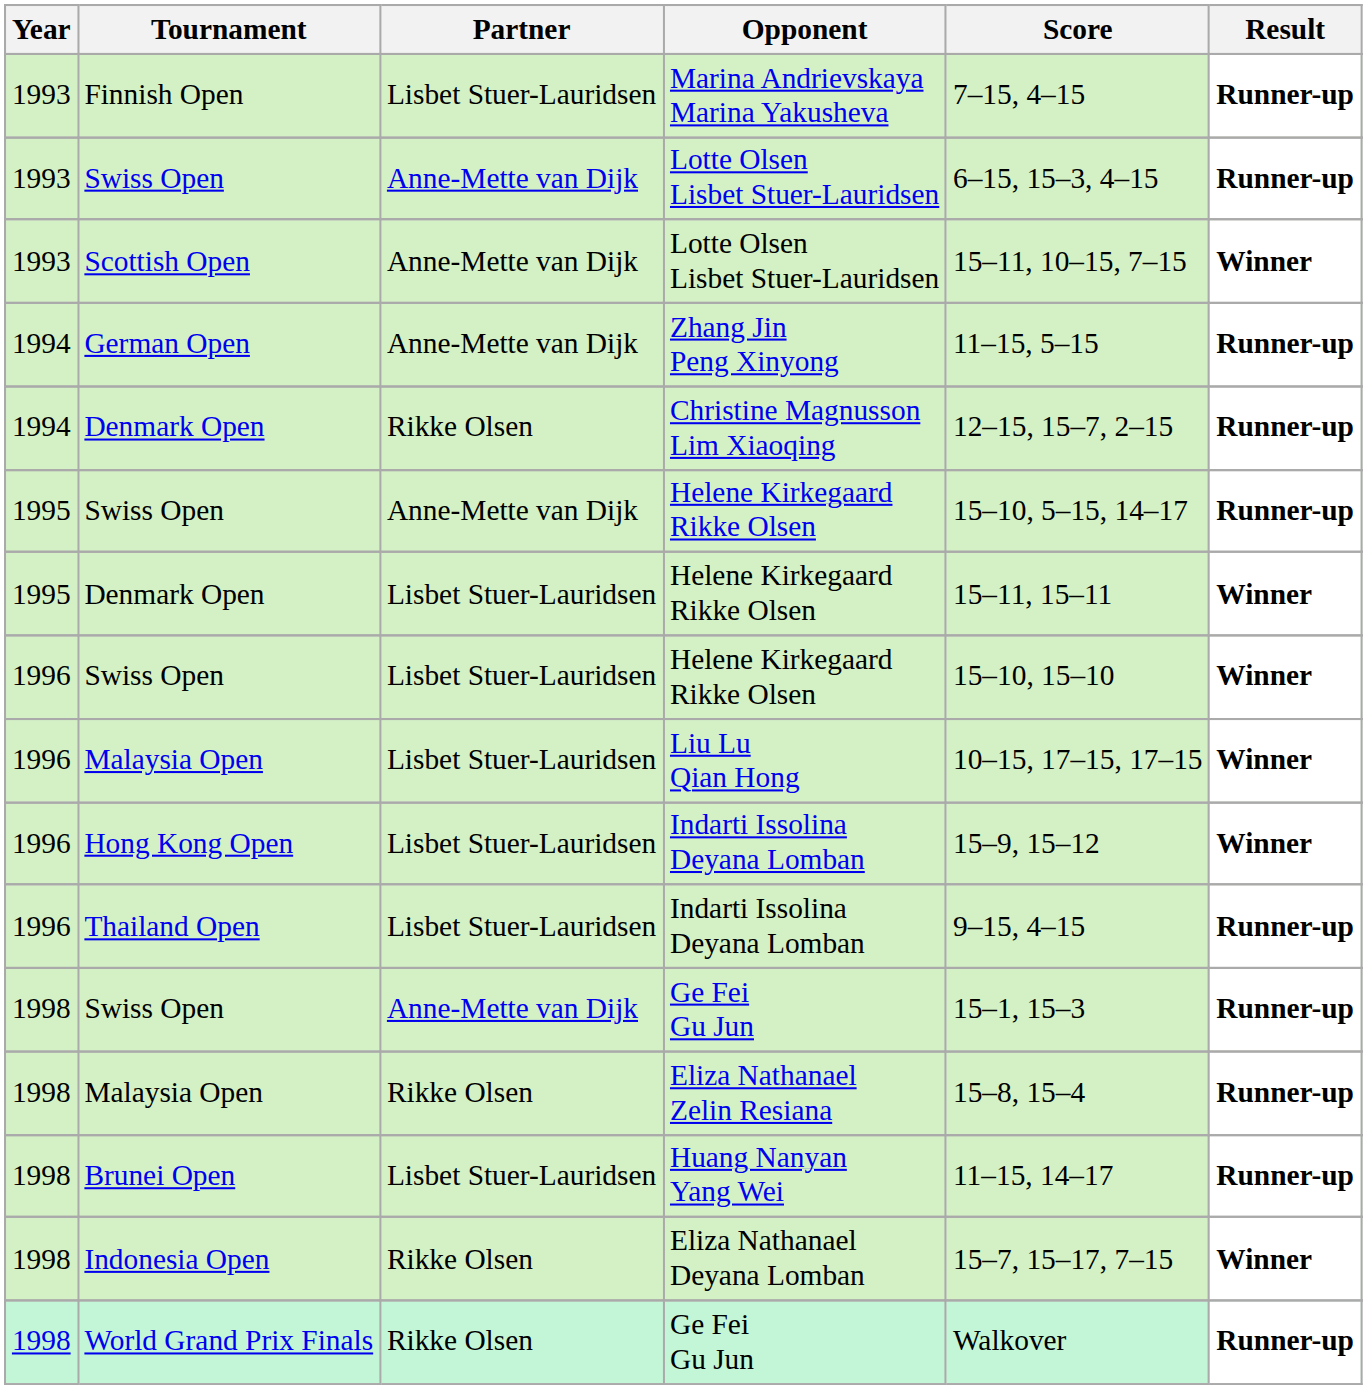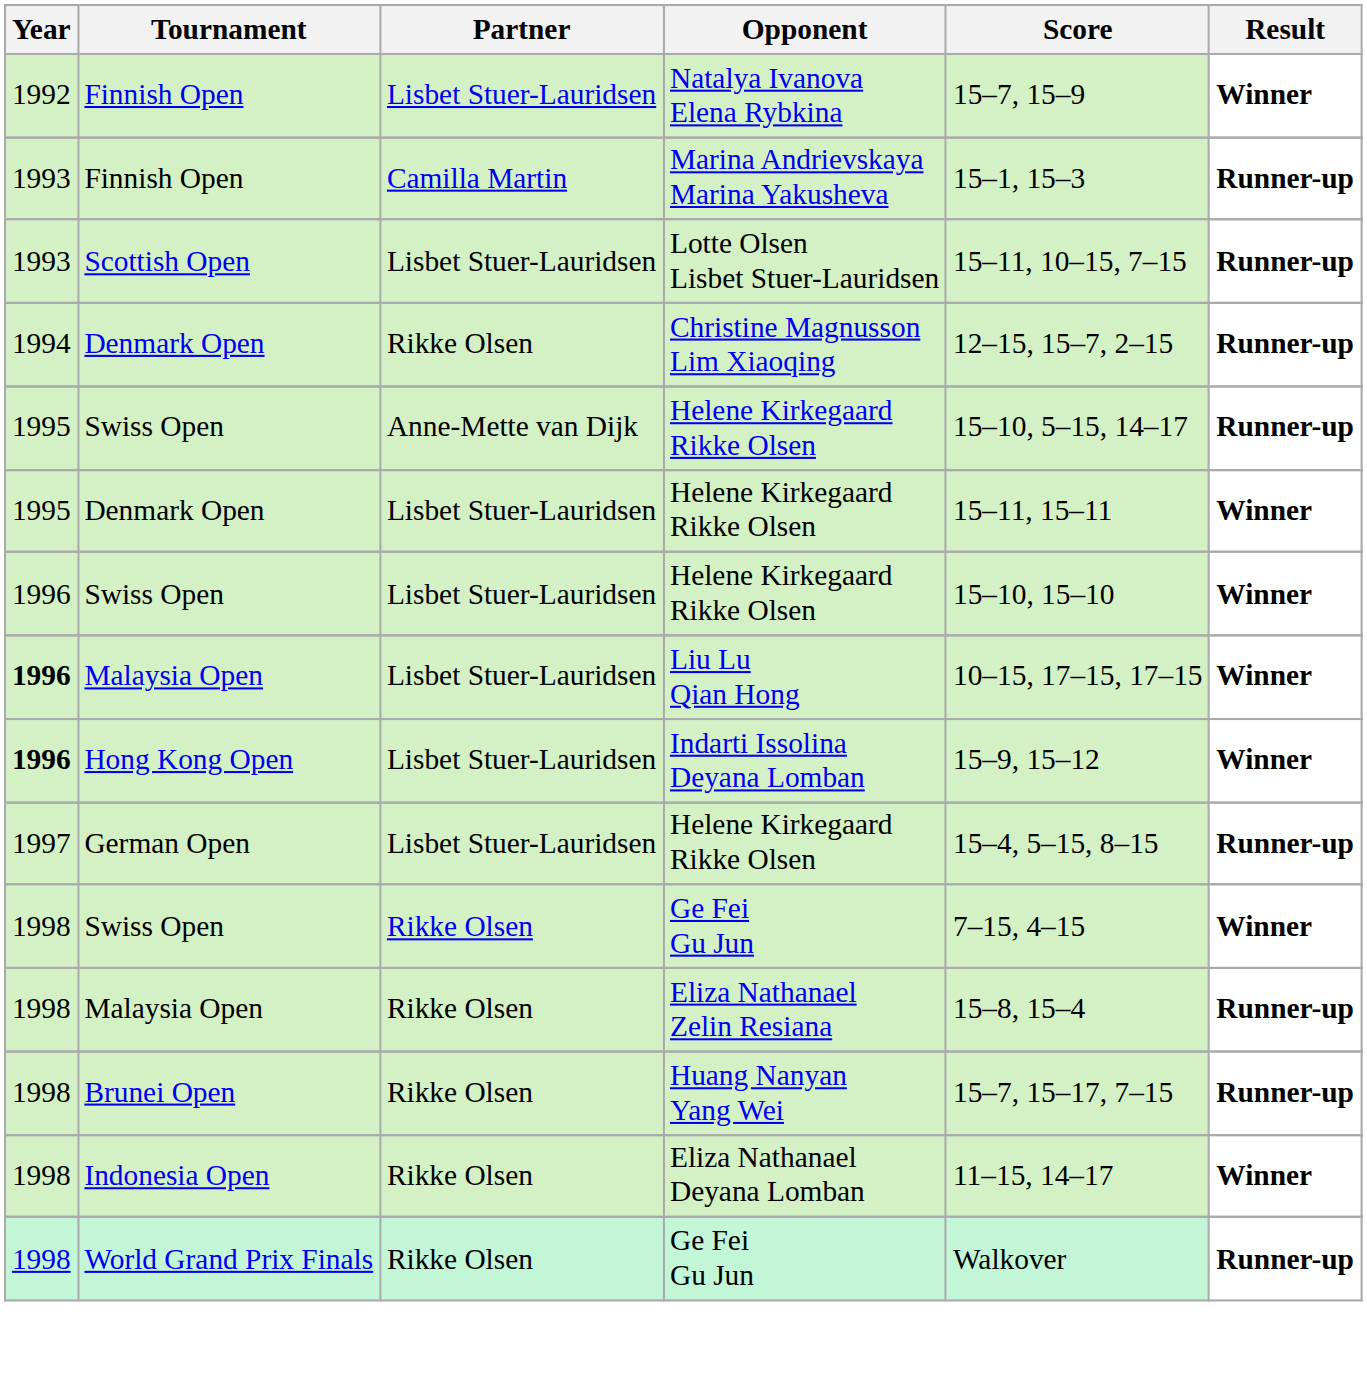+ row: (164, 94)
(522, 94) Lisbet Stuer-Lauridsen -> (477, 178) Camilla Martin
(1019, 94) 7–15, 4–15 -> (1019, 178) 15–1, 15–3
- row: (154, 178)
(512, 261) Anne-Mette van Dijk -> (522, 261) Lisbet Stuer-Lauridsen
(1264, 261) Winner -> (1285, 261) Runner-up
- row: (167, 344)
(41, 759) normal -> (41, 676) bold
(41, 843) normal -> (41, 759) bold
- row: (172, 926)
+ row: (167, 843)
(512, 1009) Anne-Mette van Dijk -> (460, 926) Rikke Olsen
(1019, 1009) 15–1, 15–3 -> (1019, 926) 7–15, 4–15
(1285, 1009) Runner-up -> (1264, 926) Winner
(522, 1175) Lisbet Stuer-Lauridsen -> (460, 1092) Rikke Olsen
(1033, 1175) 11–15, 14–17 -> (1063, 1092) 15–7, 15–17, 7–15
(1063, 1258) 15–7, 15–17, 7–15 -> (1033, 1175) 11–15, 14–17
